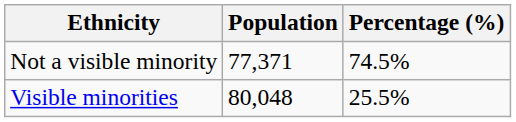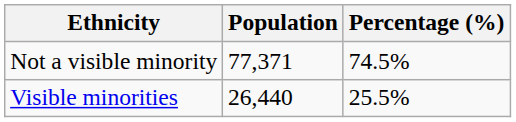(260, 97) 80,048 -> (260, 97) 26,440
